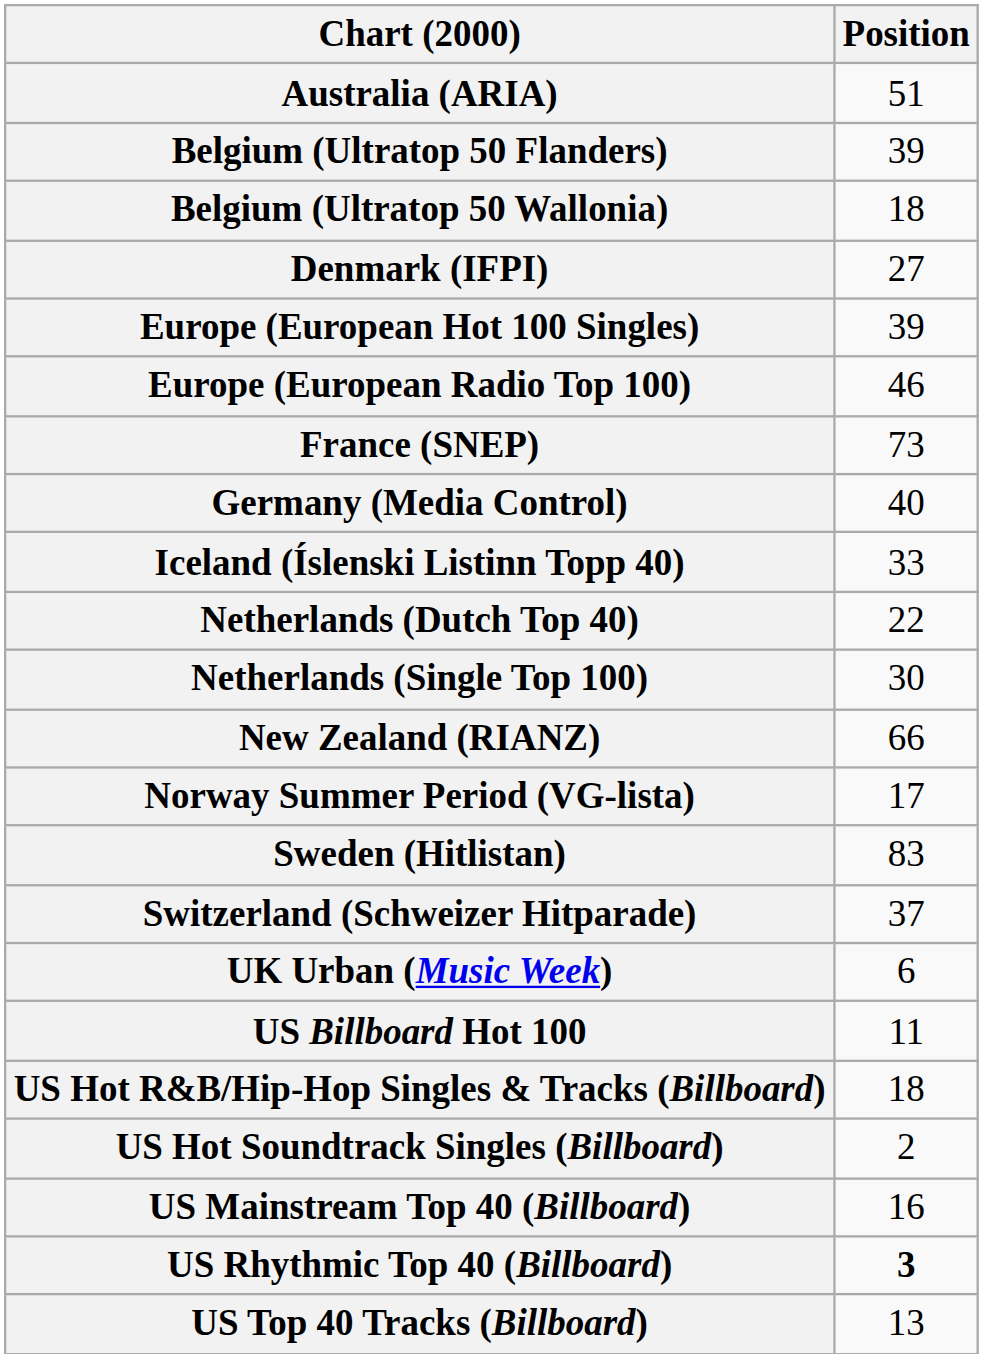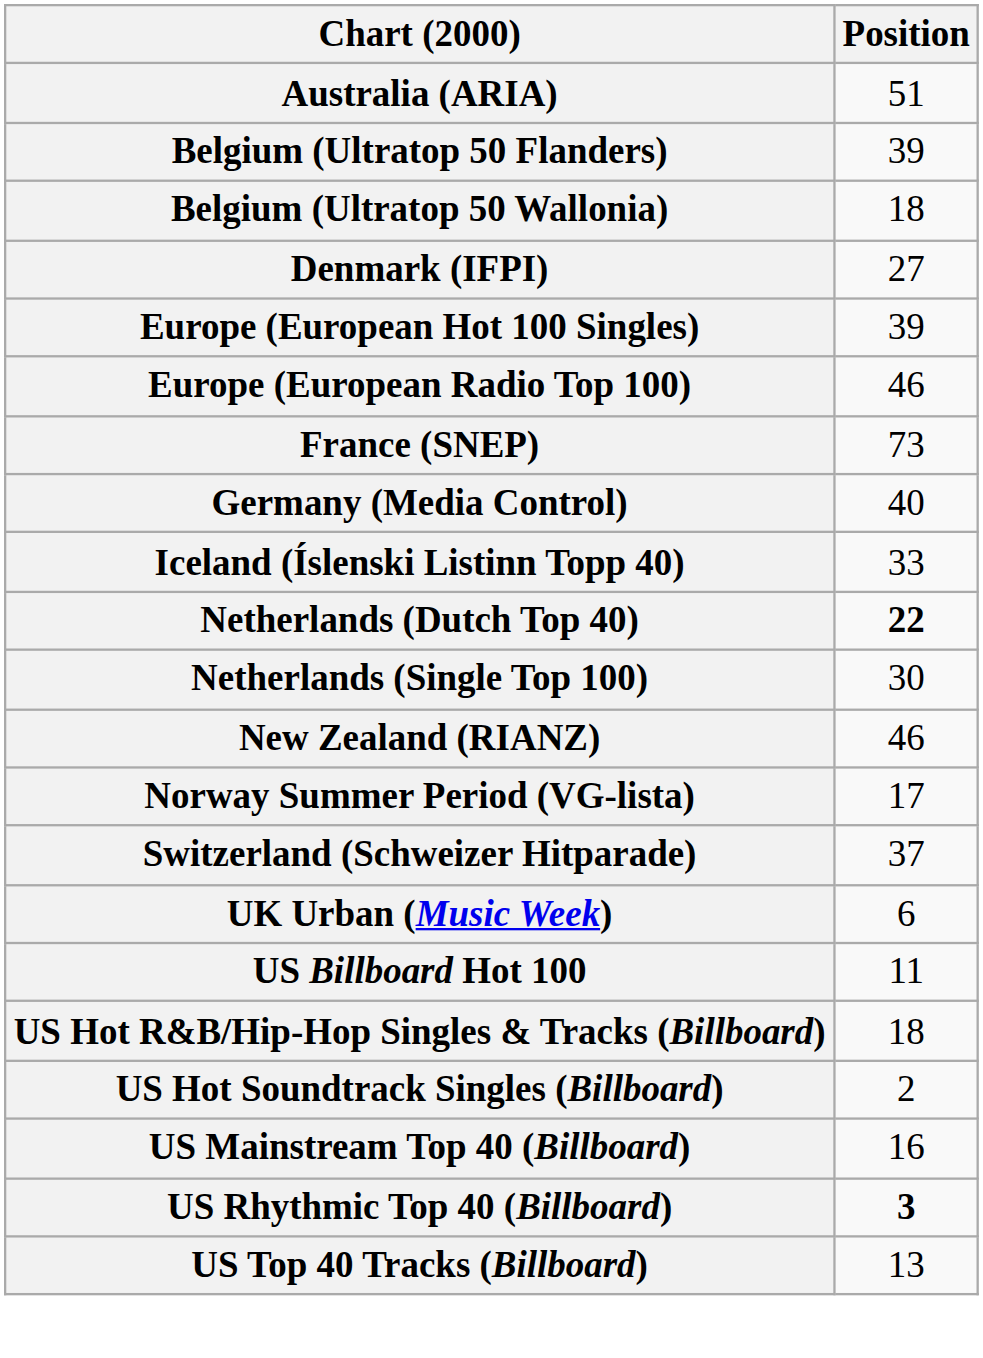(906, 619) normal -> (906, 619) bold
(906, 737) 66 -> (906, 737) 46
- row: (420, 854)
